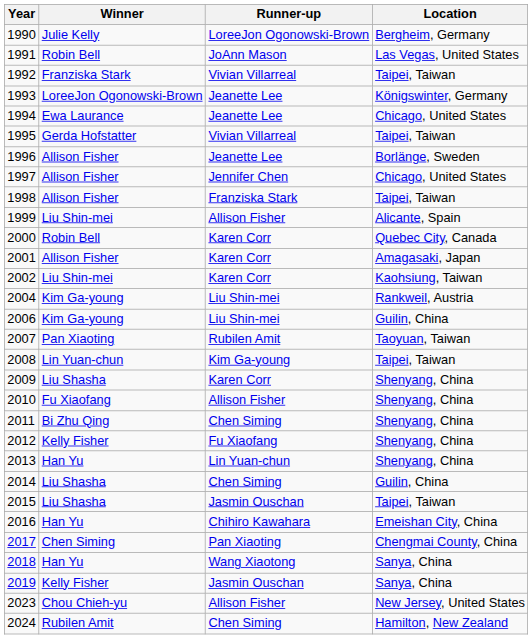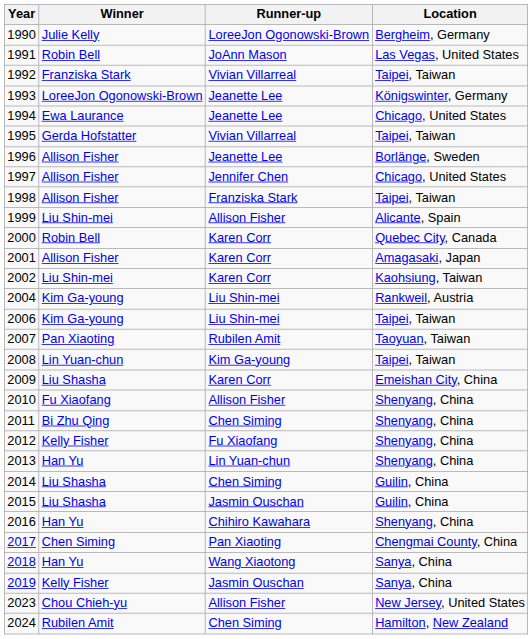(412, 319) Guilin, China -> (415, 319) Taipei, Taiwan
(424, 380) Shenyang, China -> (436, 380) Emeishan City, China
(415, 501) Taipei, Taiwan -> (412, 501) Guilin, China
(436, 522) Emeishan City, China -> (424, 522) Shenyang, China
